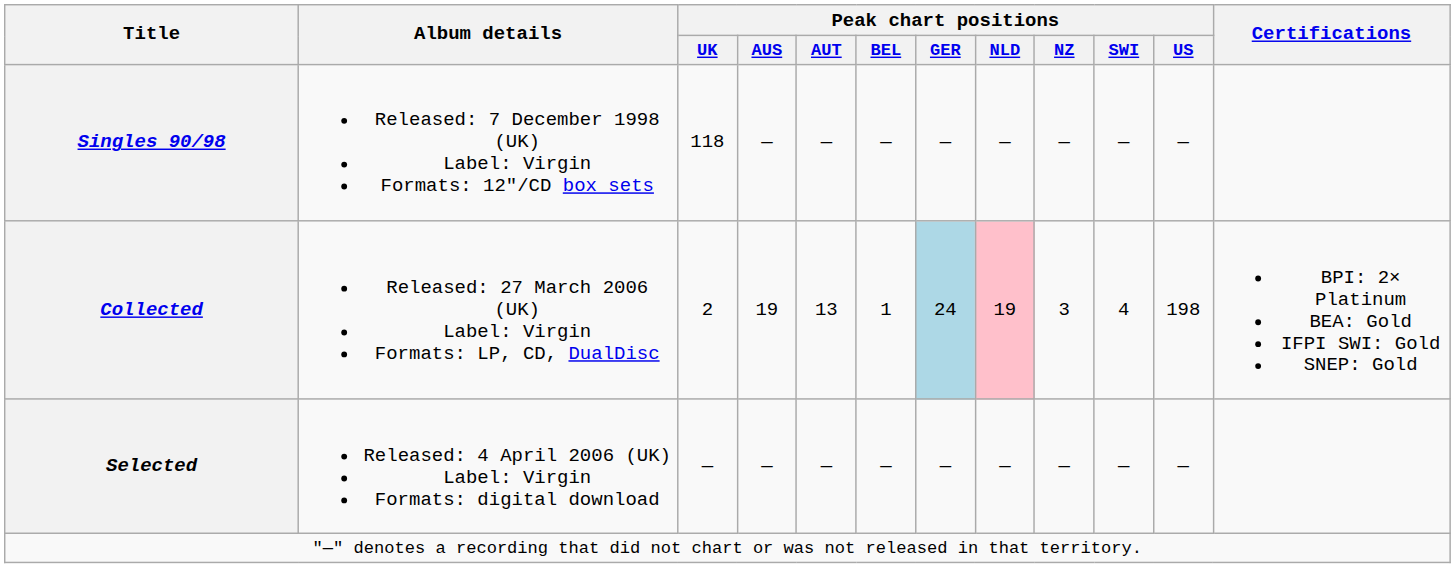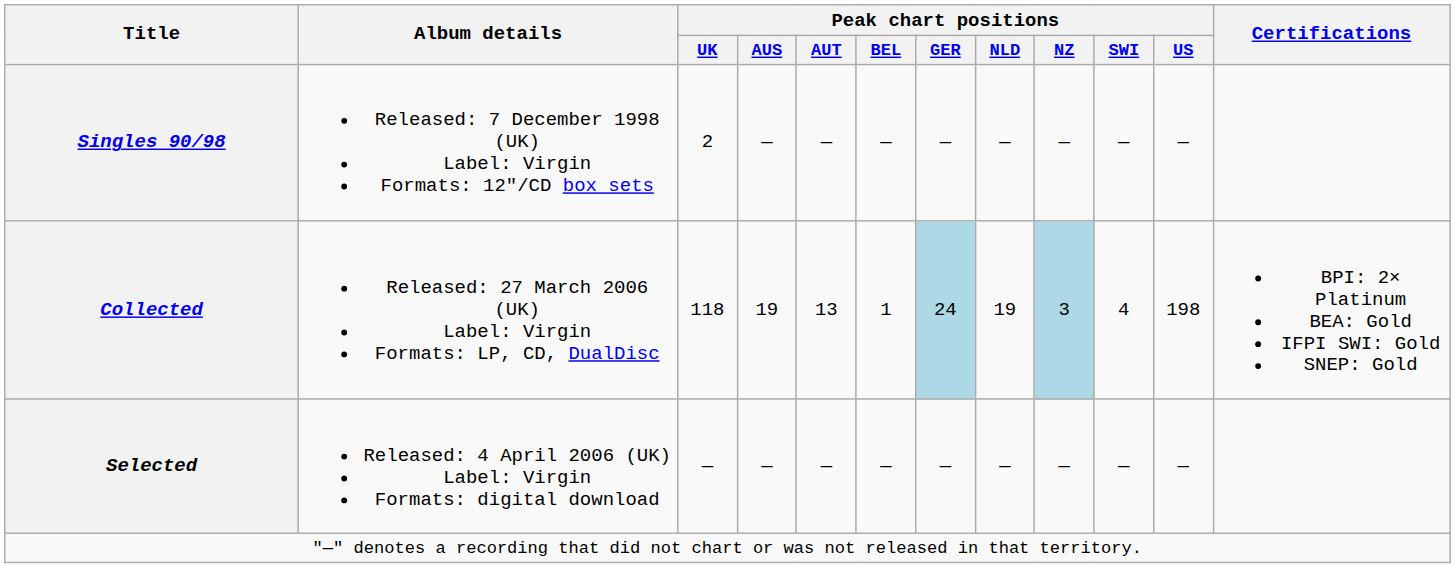(707, 143) 118 -> (707, 143) 2
(707, 310) 2 -> (707, 310) 118
(1005, 310) pink background -> (1005, 310) no background
(1064, 310) no background -> (1064, 310) lightblue background
